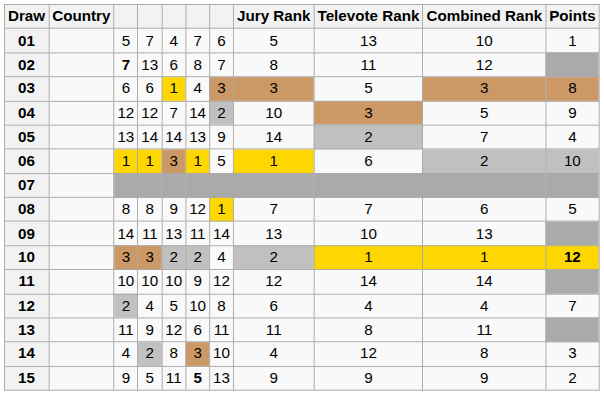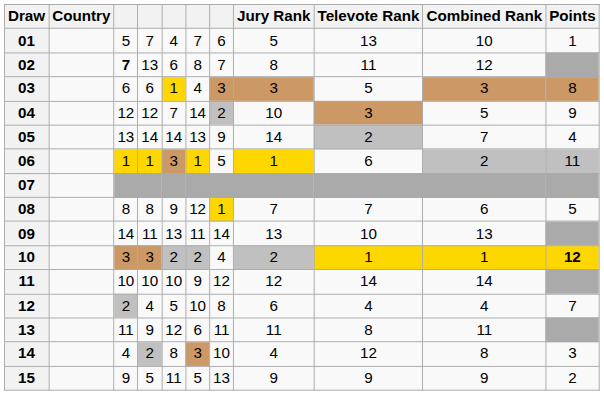(572, 161) 10 -> (572, 161) 11
(198, 378) bold -> (198, 378) normal
